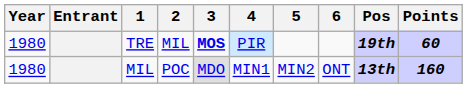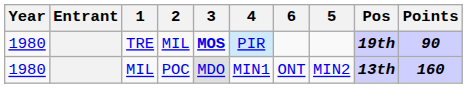columns swapped: (296, 17) <-> (336, 17)
(431, 44) 60 -> (431, 44) 90
